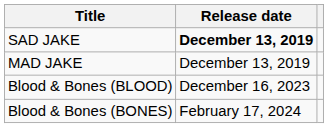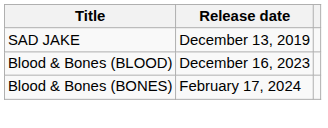(246, 39) bold -> (245, 39) normal
- row: (45, 63)
